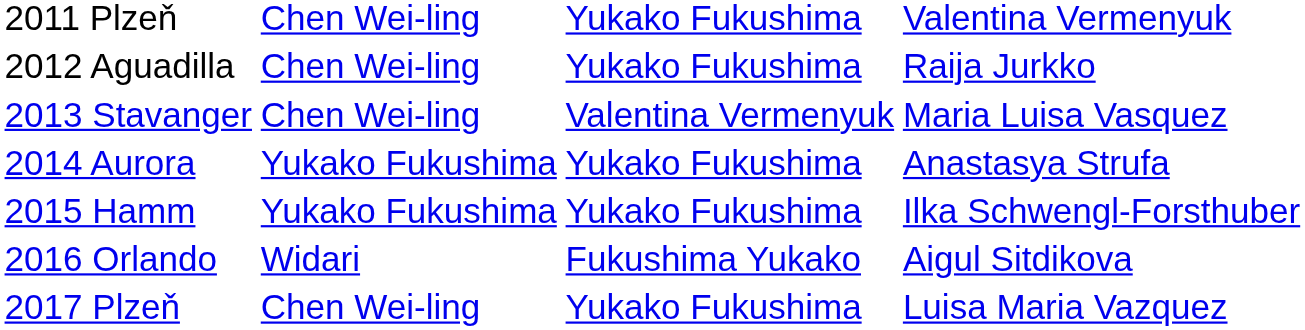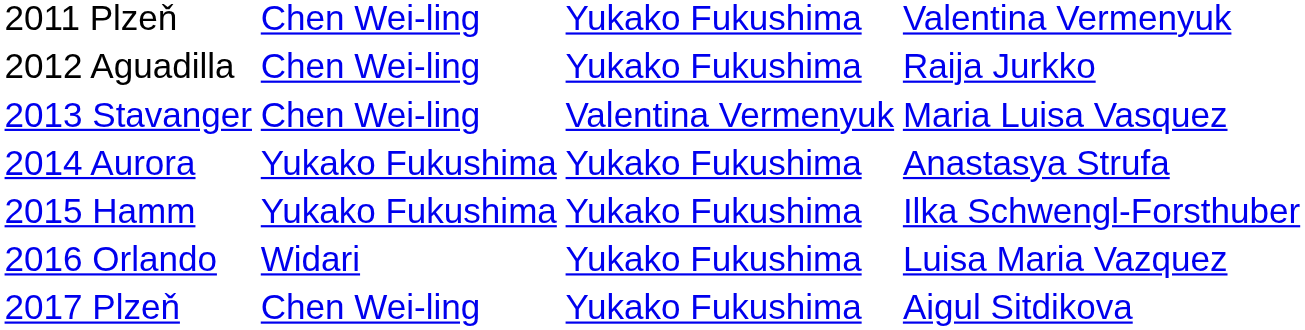(713, 259) Fukushima Yukako -> (714, 259) Yukako Fukushima
(1018, 259) Aigul Sitdikova -> (1065, 259) Luisa Maria Vazquez
(1065, 307) Luisa Maria Vazquez -> (1018, 307) Aigul Sitdikova
